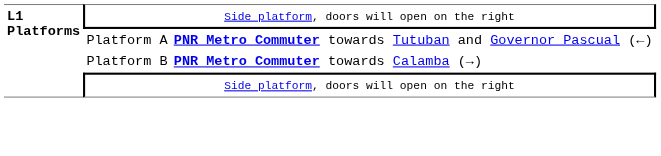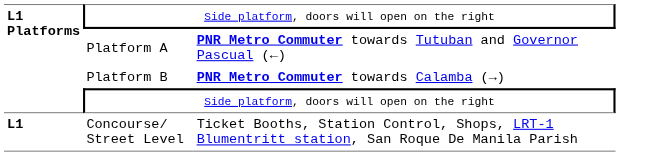+ row: (135, 132)
